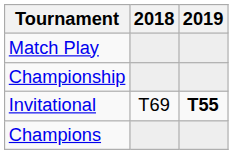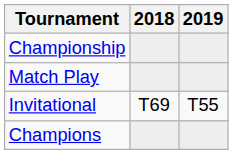rows swapped: (67, 76) <-> (54, 47)
(203, 105) bold -> (203, 105) normal
